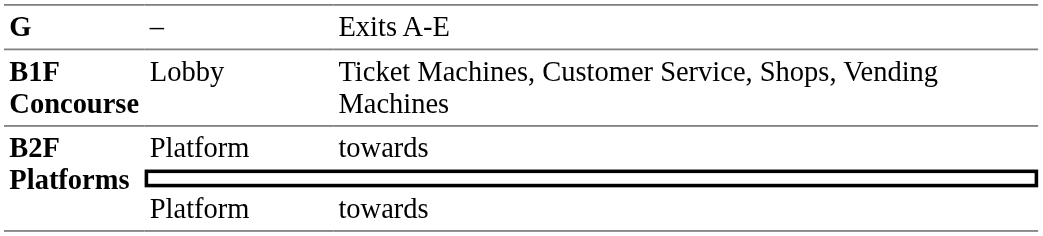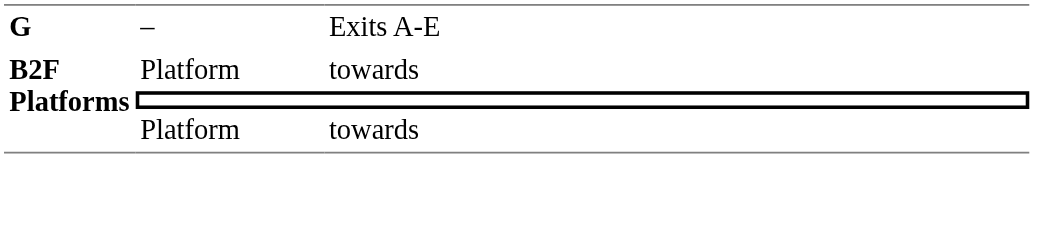- row: (187, 71)
